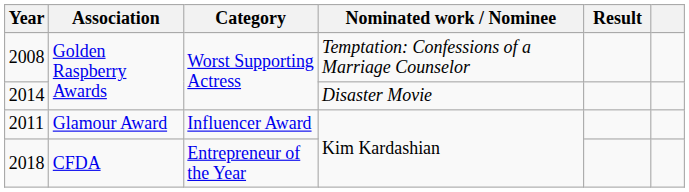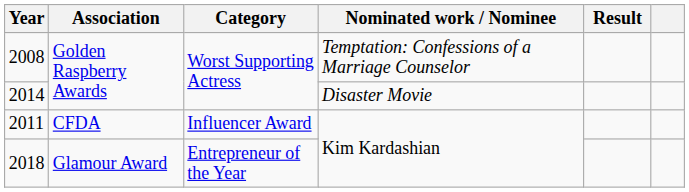(110, 124) Glamour Award -> (77, 124) CFDA
(77, 162) CFDA -> (110, 162) Glamour Award
